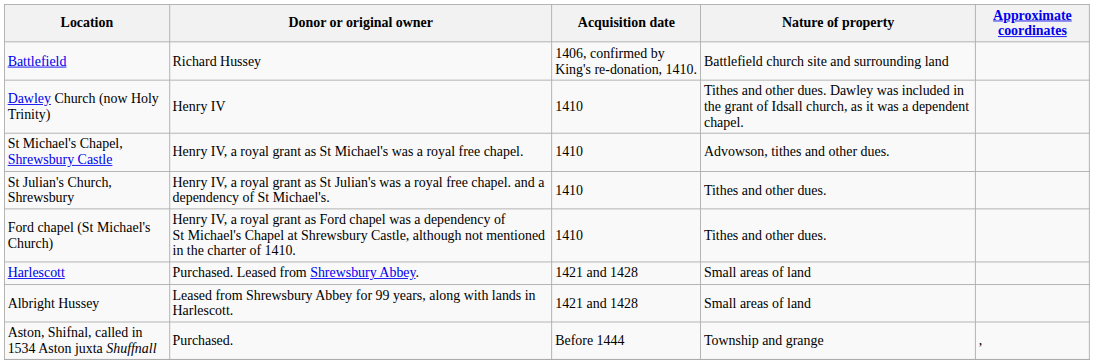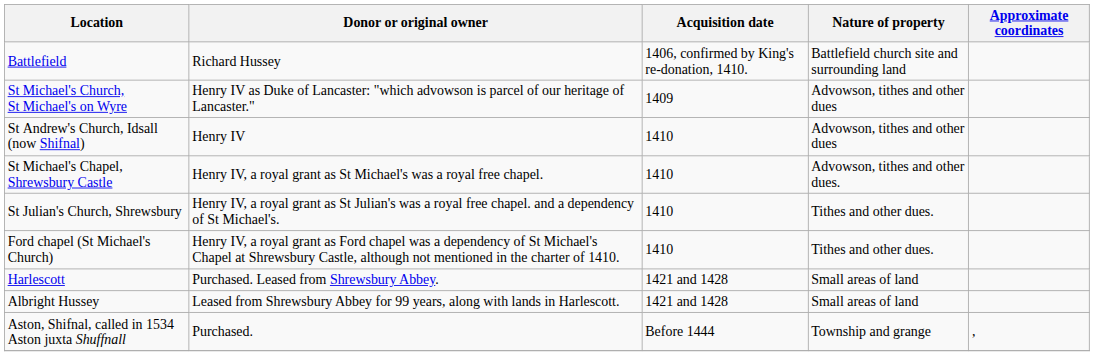+ row: (67, 98)
+ row: (83, 136)
- row: (83, 106)
